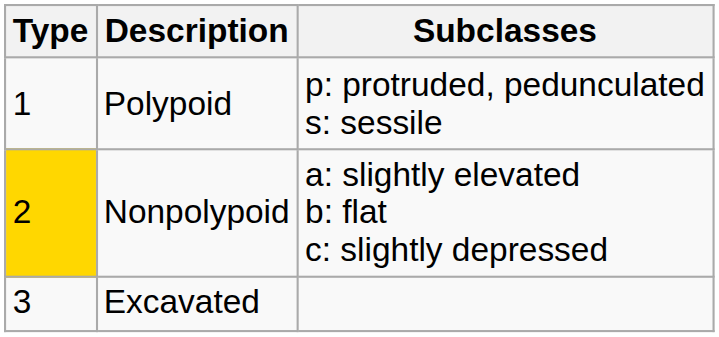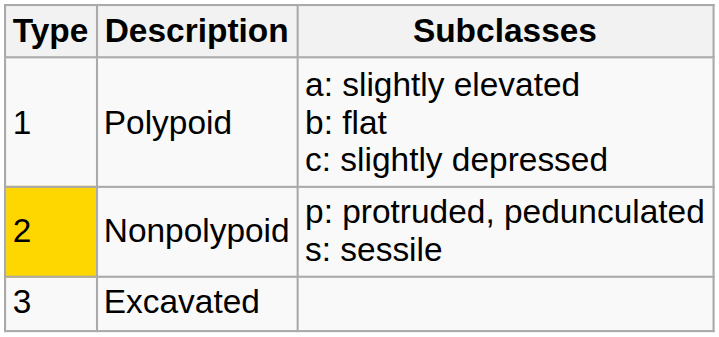(505, 102) p: protruded, pedunculated s: sessile -> (457, 121) a: slightly elevated b: flat c: slightly depressed
(457, 212) a: slightly elevated b: flat c: slightly depressed -> (505, 231) p: protruded, pedunculated s: sessile
